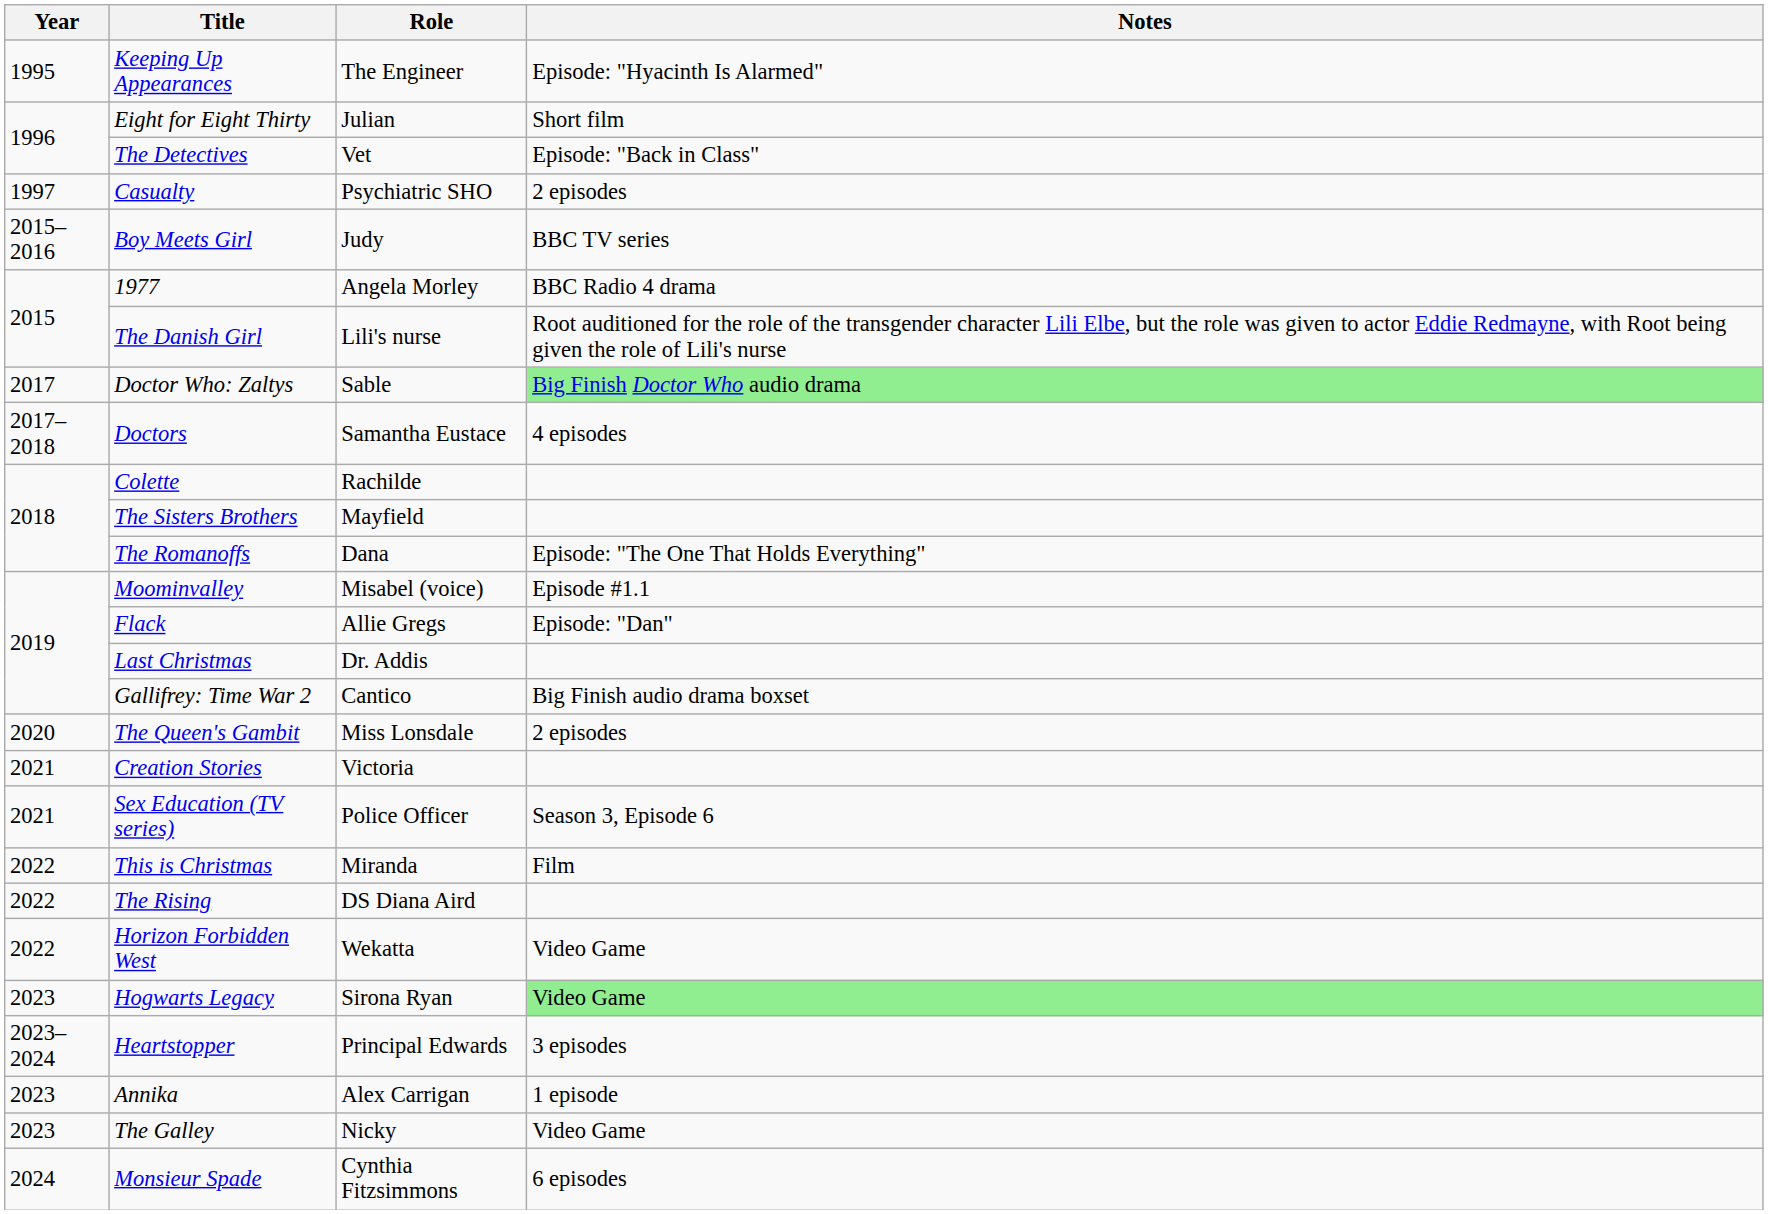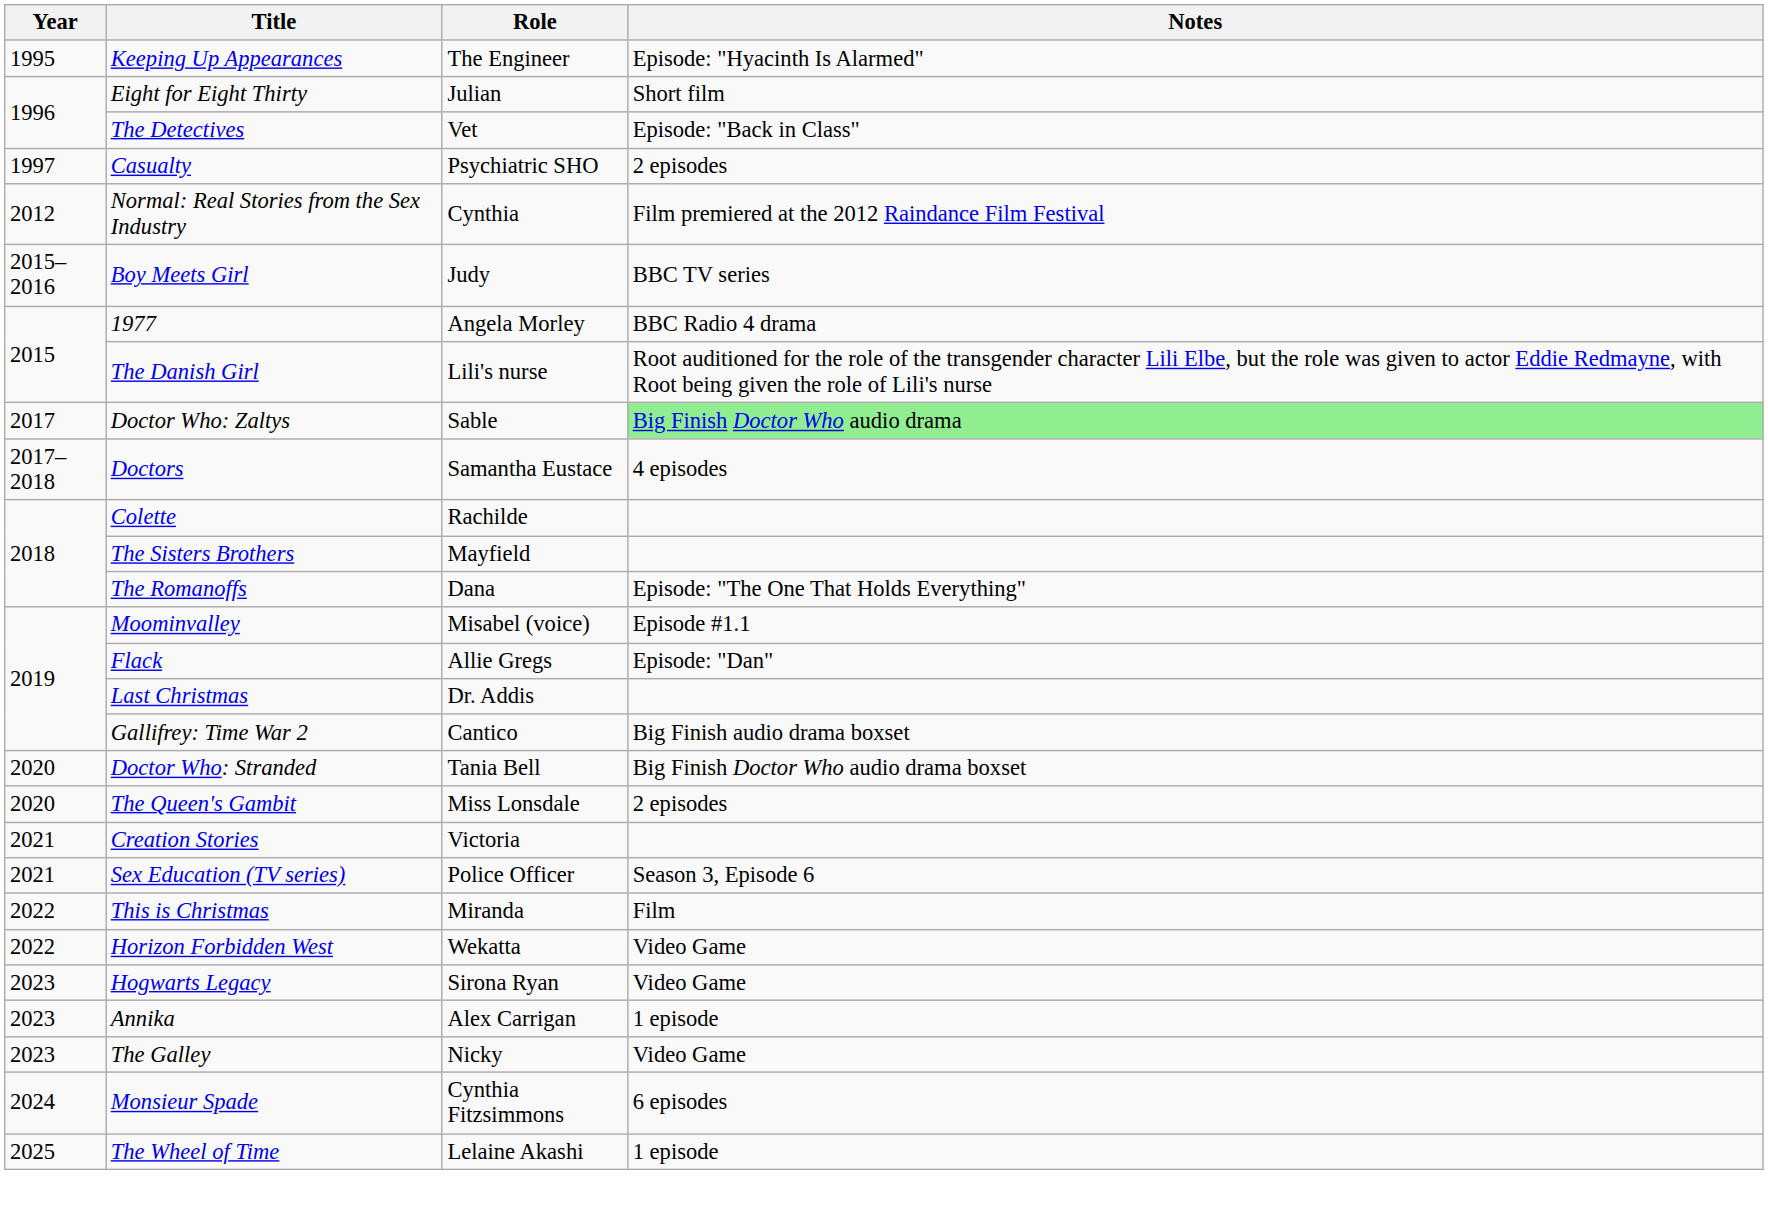+ row: (265, 213)
+ row: (214, 767)
- row: (163, 900)
(589, 997) lightgreen background -> (689, 982) no background
- row: (174, 1046)
+ row: (195, 1151)
